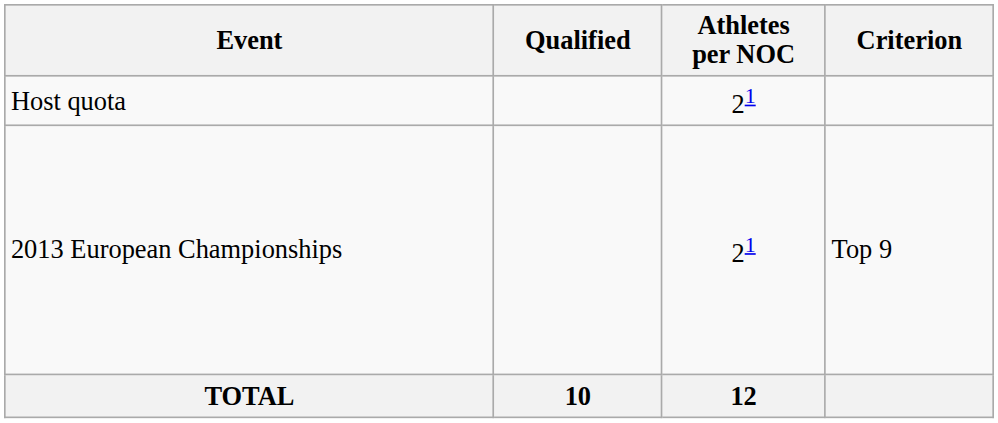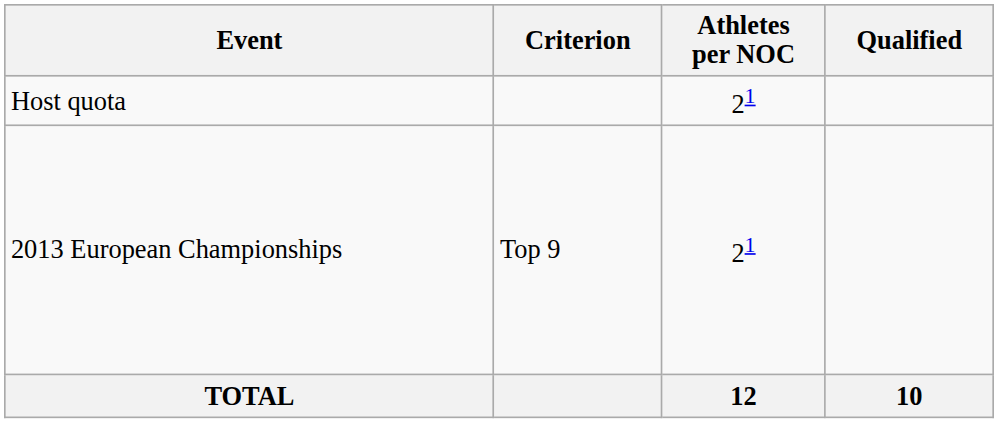columns swapped: (909, 40) <-> (578, 40)
